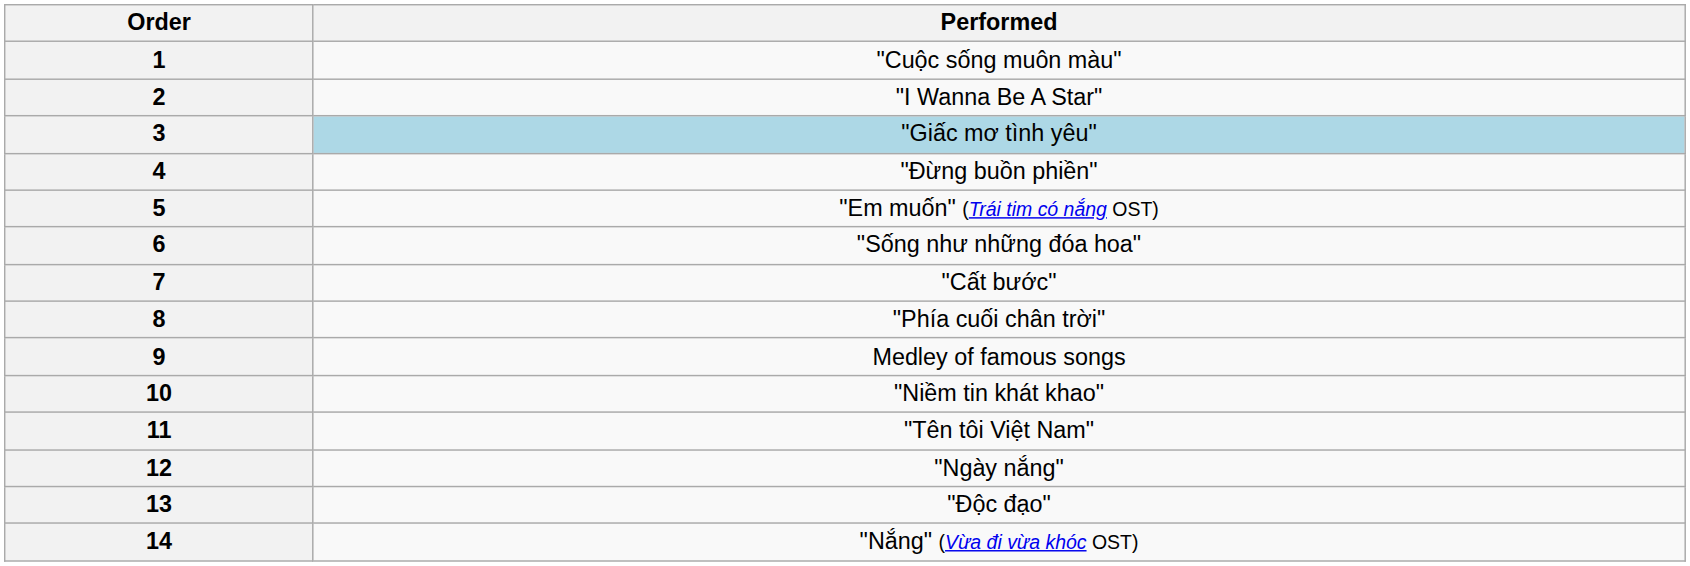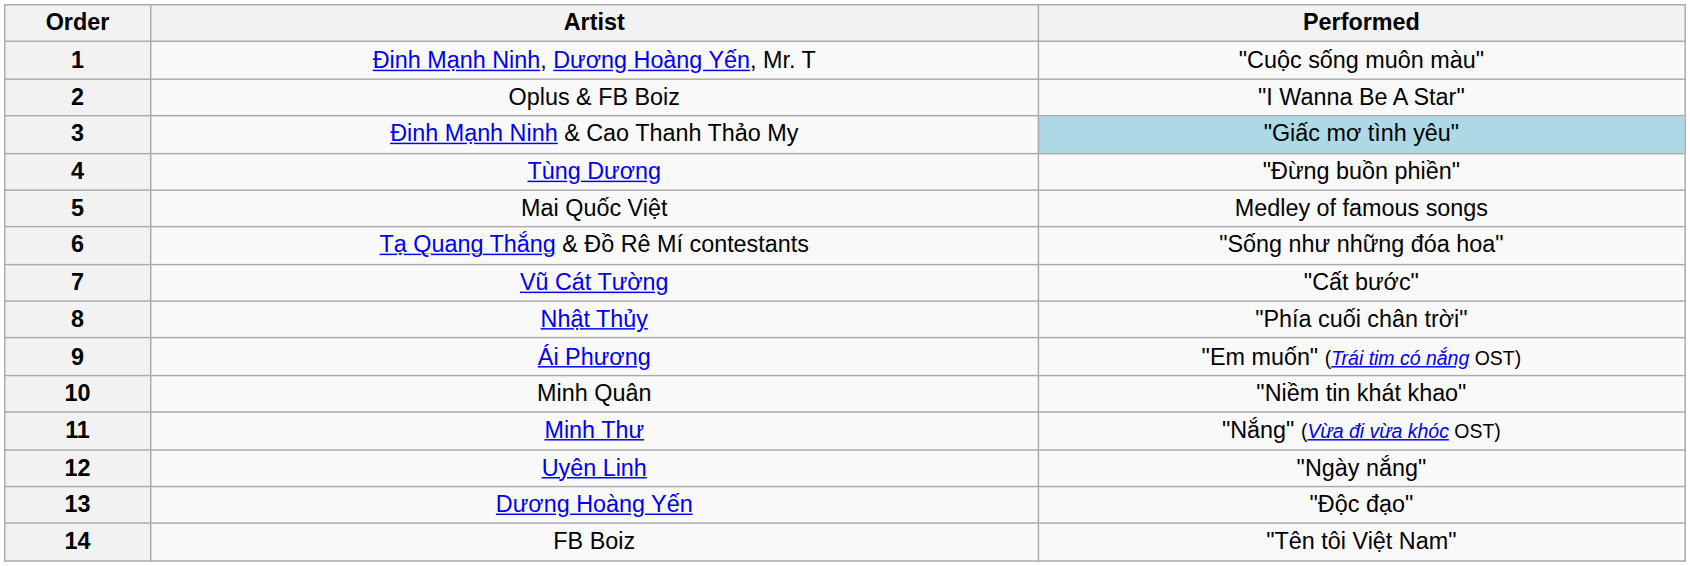+ column: (594, 23)
(999, 208) "Em muốn" (Trái tim có nắng OST) -> (1361, 208) Medley of famous songs
(999, 356) Medley of famous songs -> (1361, 356) "Em muốn" (Trái tim có nắng OST)
(999, 430) "Tên tôi Việt Nam" -> (1361, 430) "Nắng" (Vừa đi vừa khóc OST)
(999, 541) "Nắng" (Vừa đi vừa khóc OST) -> (1361, 541) "Tên tôi Việt Nam"
